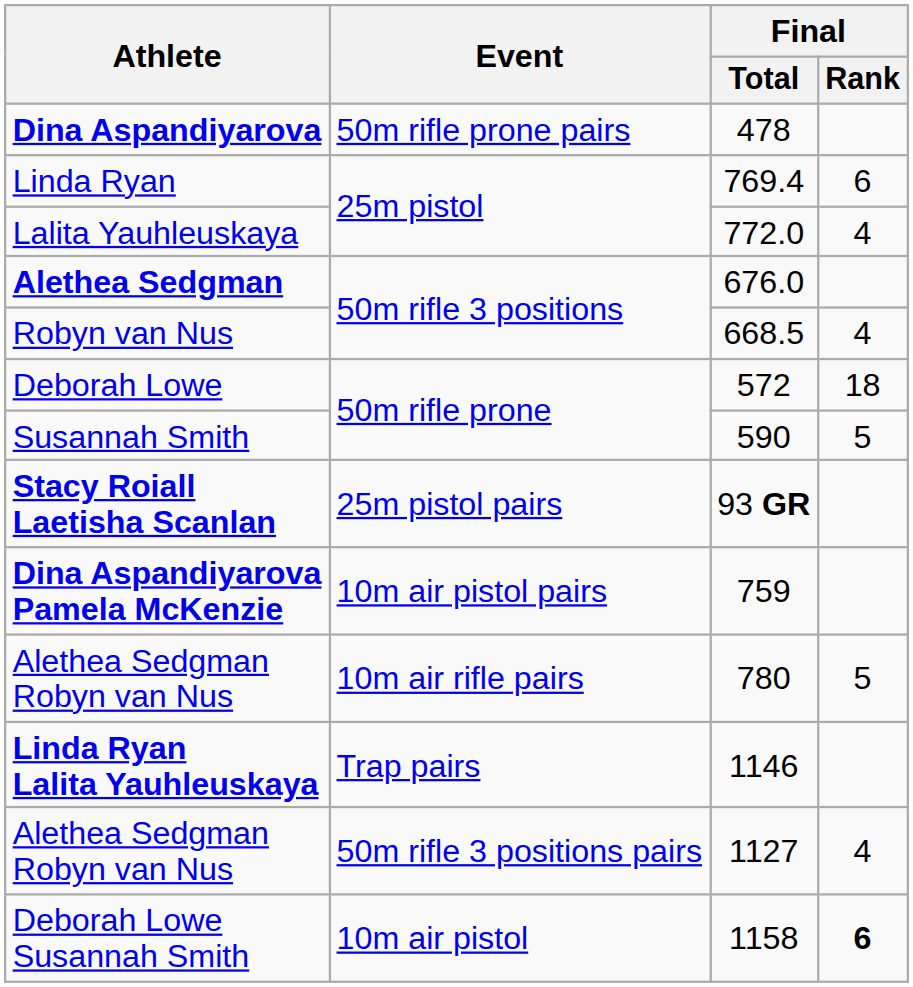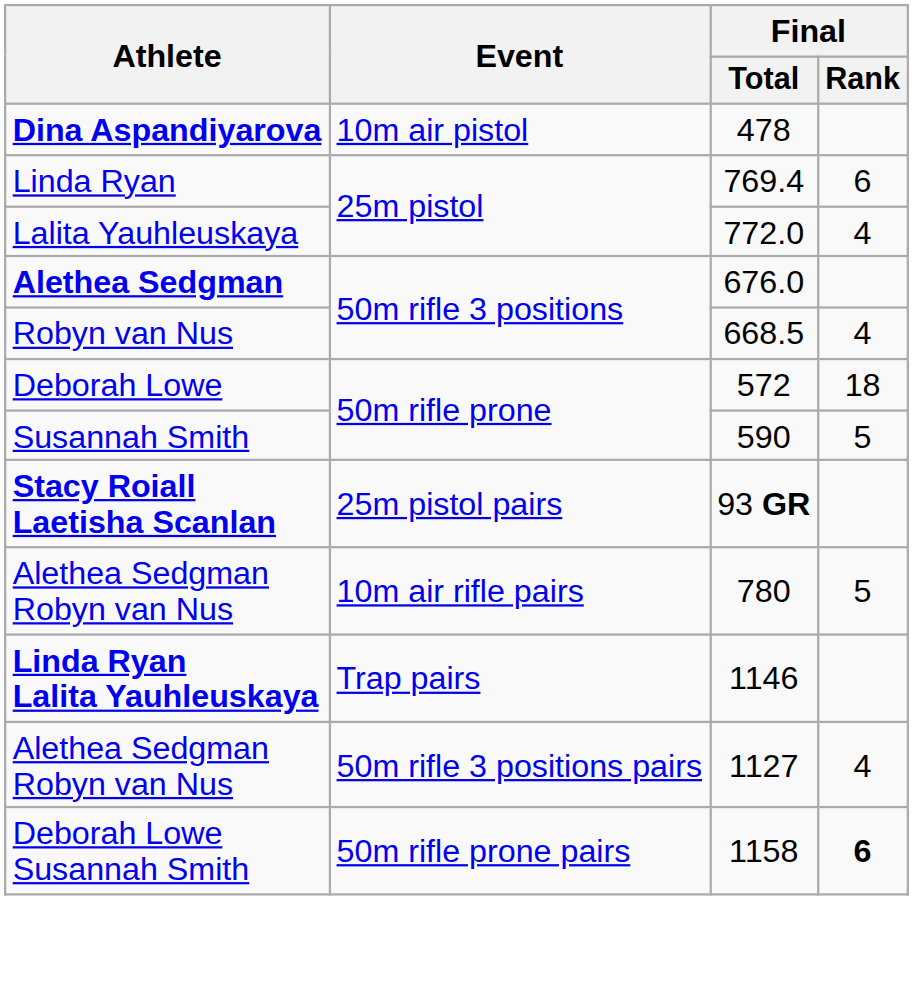(483, 130) 50m rifle prone pairs -> (432, 130) 10m air pistol
- row: (167, 591)
(432, 939) 10m air pistol -> (483, 852) 50m rifle prone pairs
